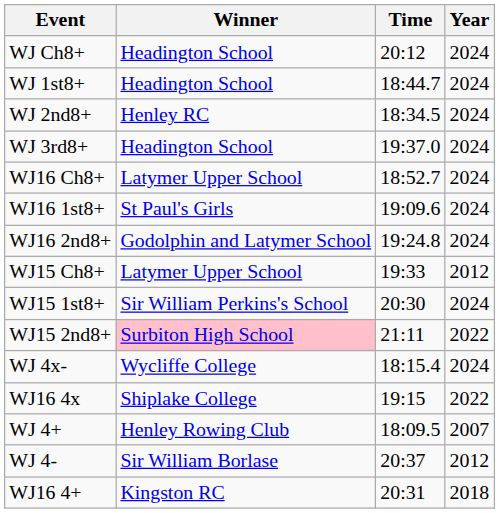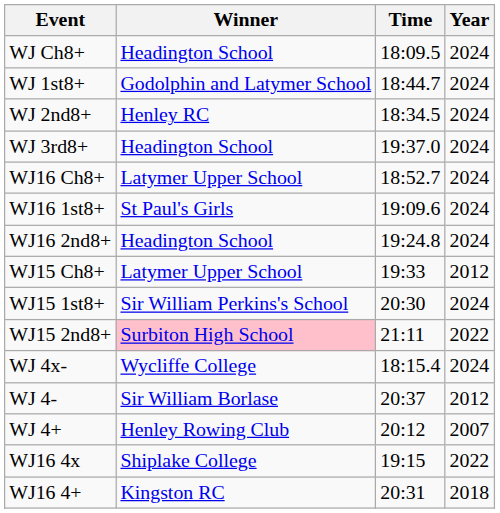(403, 51) 20:12 -> (410, 51) 18:09.5
(197, 83) Headington School -> (246, 83) Godolphin and Latymer School
(246, 240) Godolphin and Latymer School -> (197, 240) Headington School
rows swapped: (33, 460) <-> (45, 397)
(410, 429) 18:09.5 -> (403, 429) 20:12
